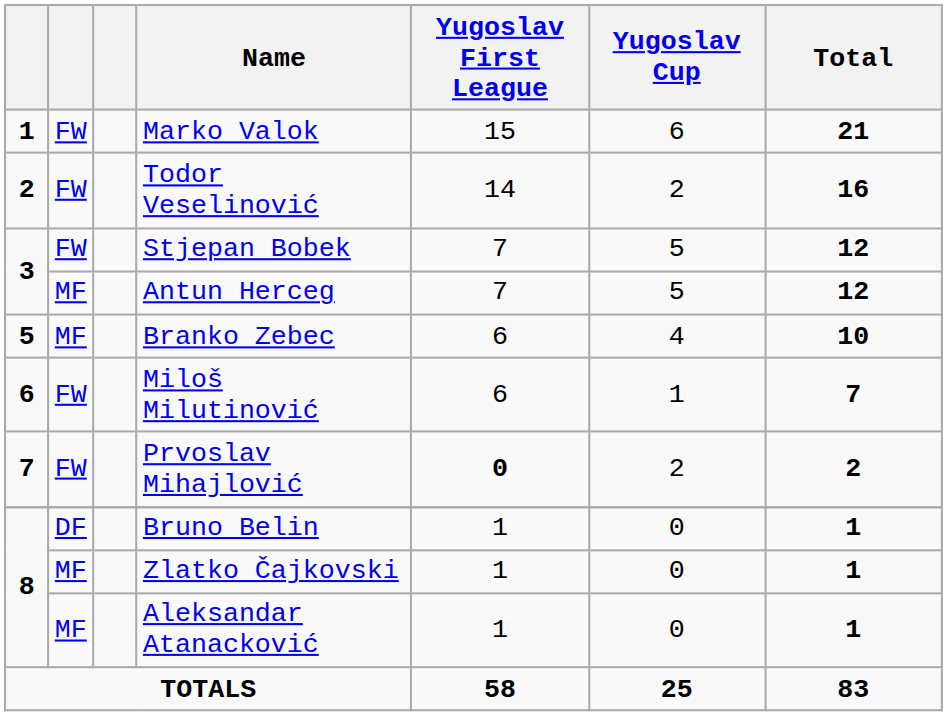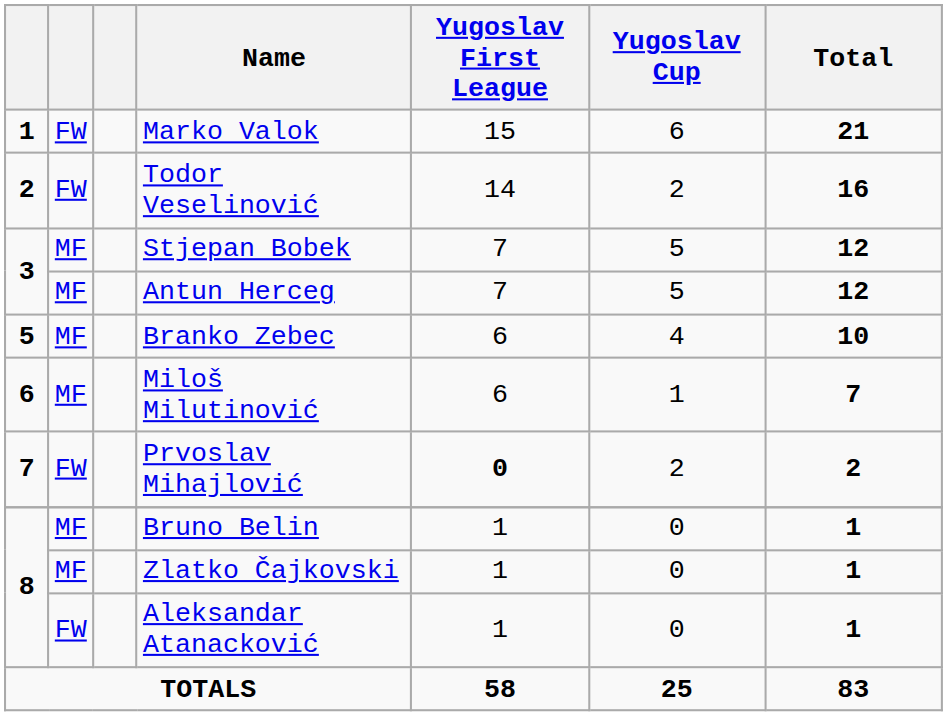(71, 249) FW -> (71, 249) MF
(71, 395) FW -> (71, 395) MF
(71, 528) DF -> (71, 528) MF
(71, 630) MF -> (71, 630) FW
